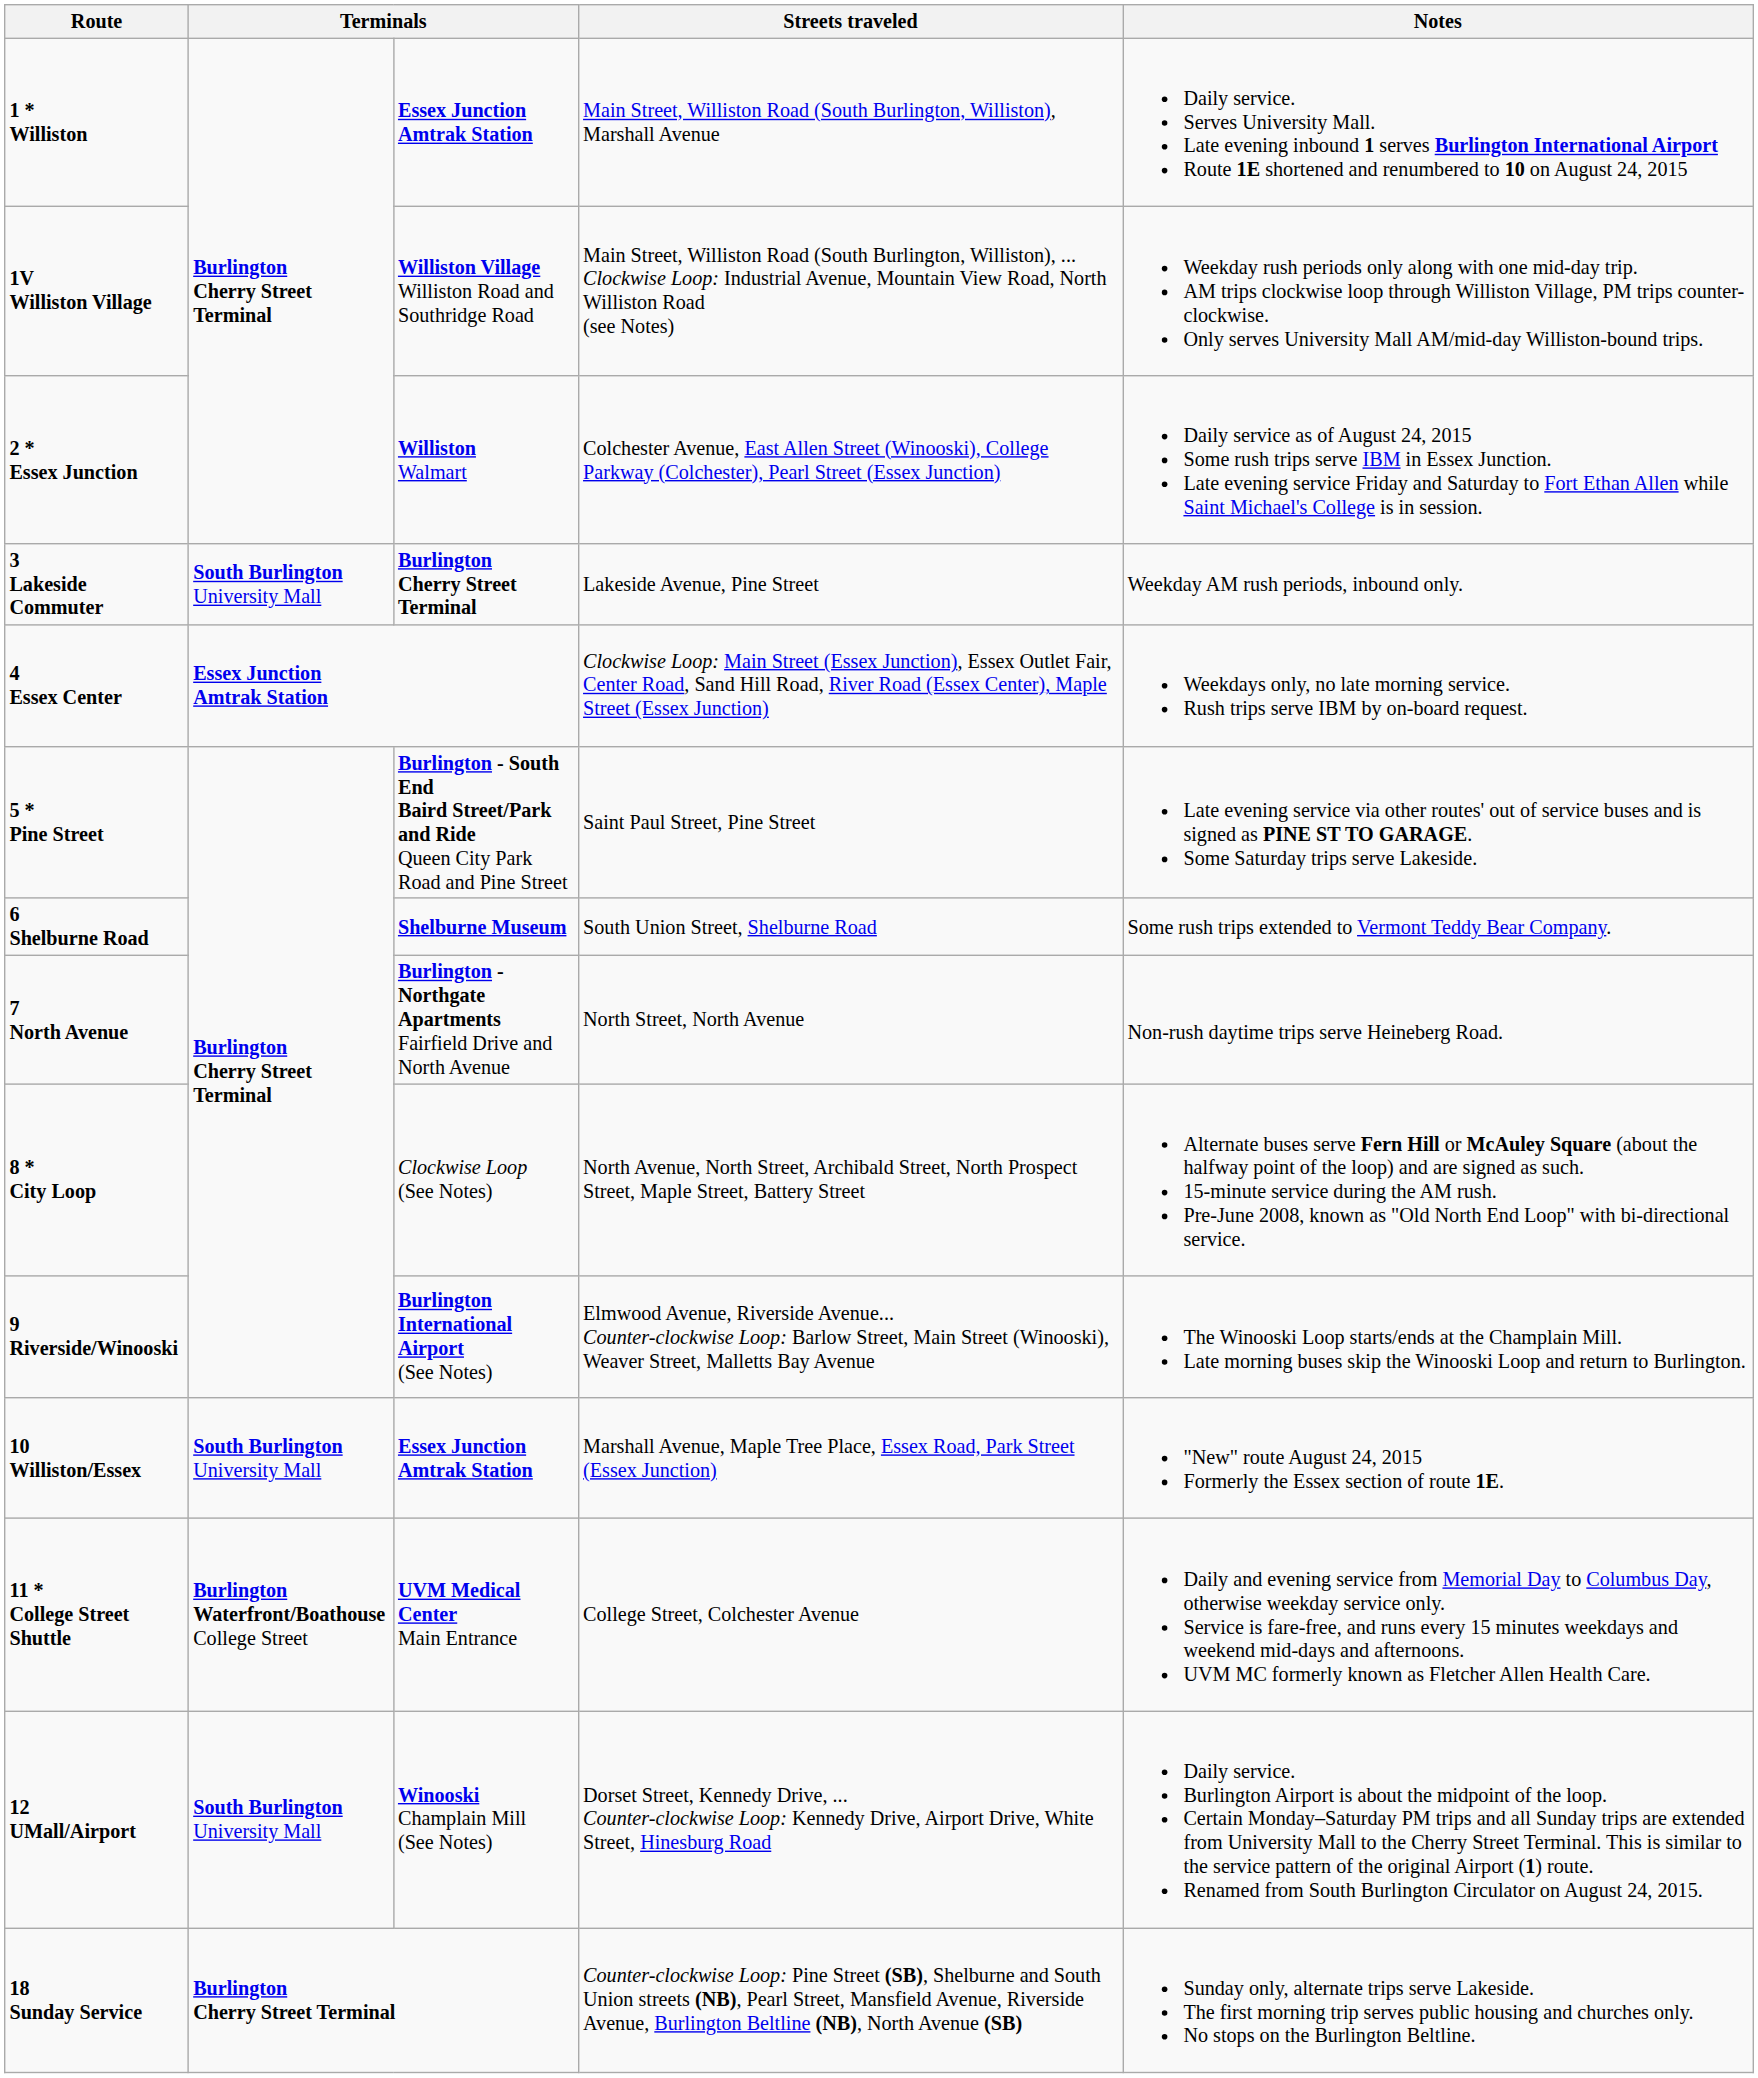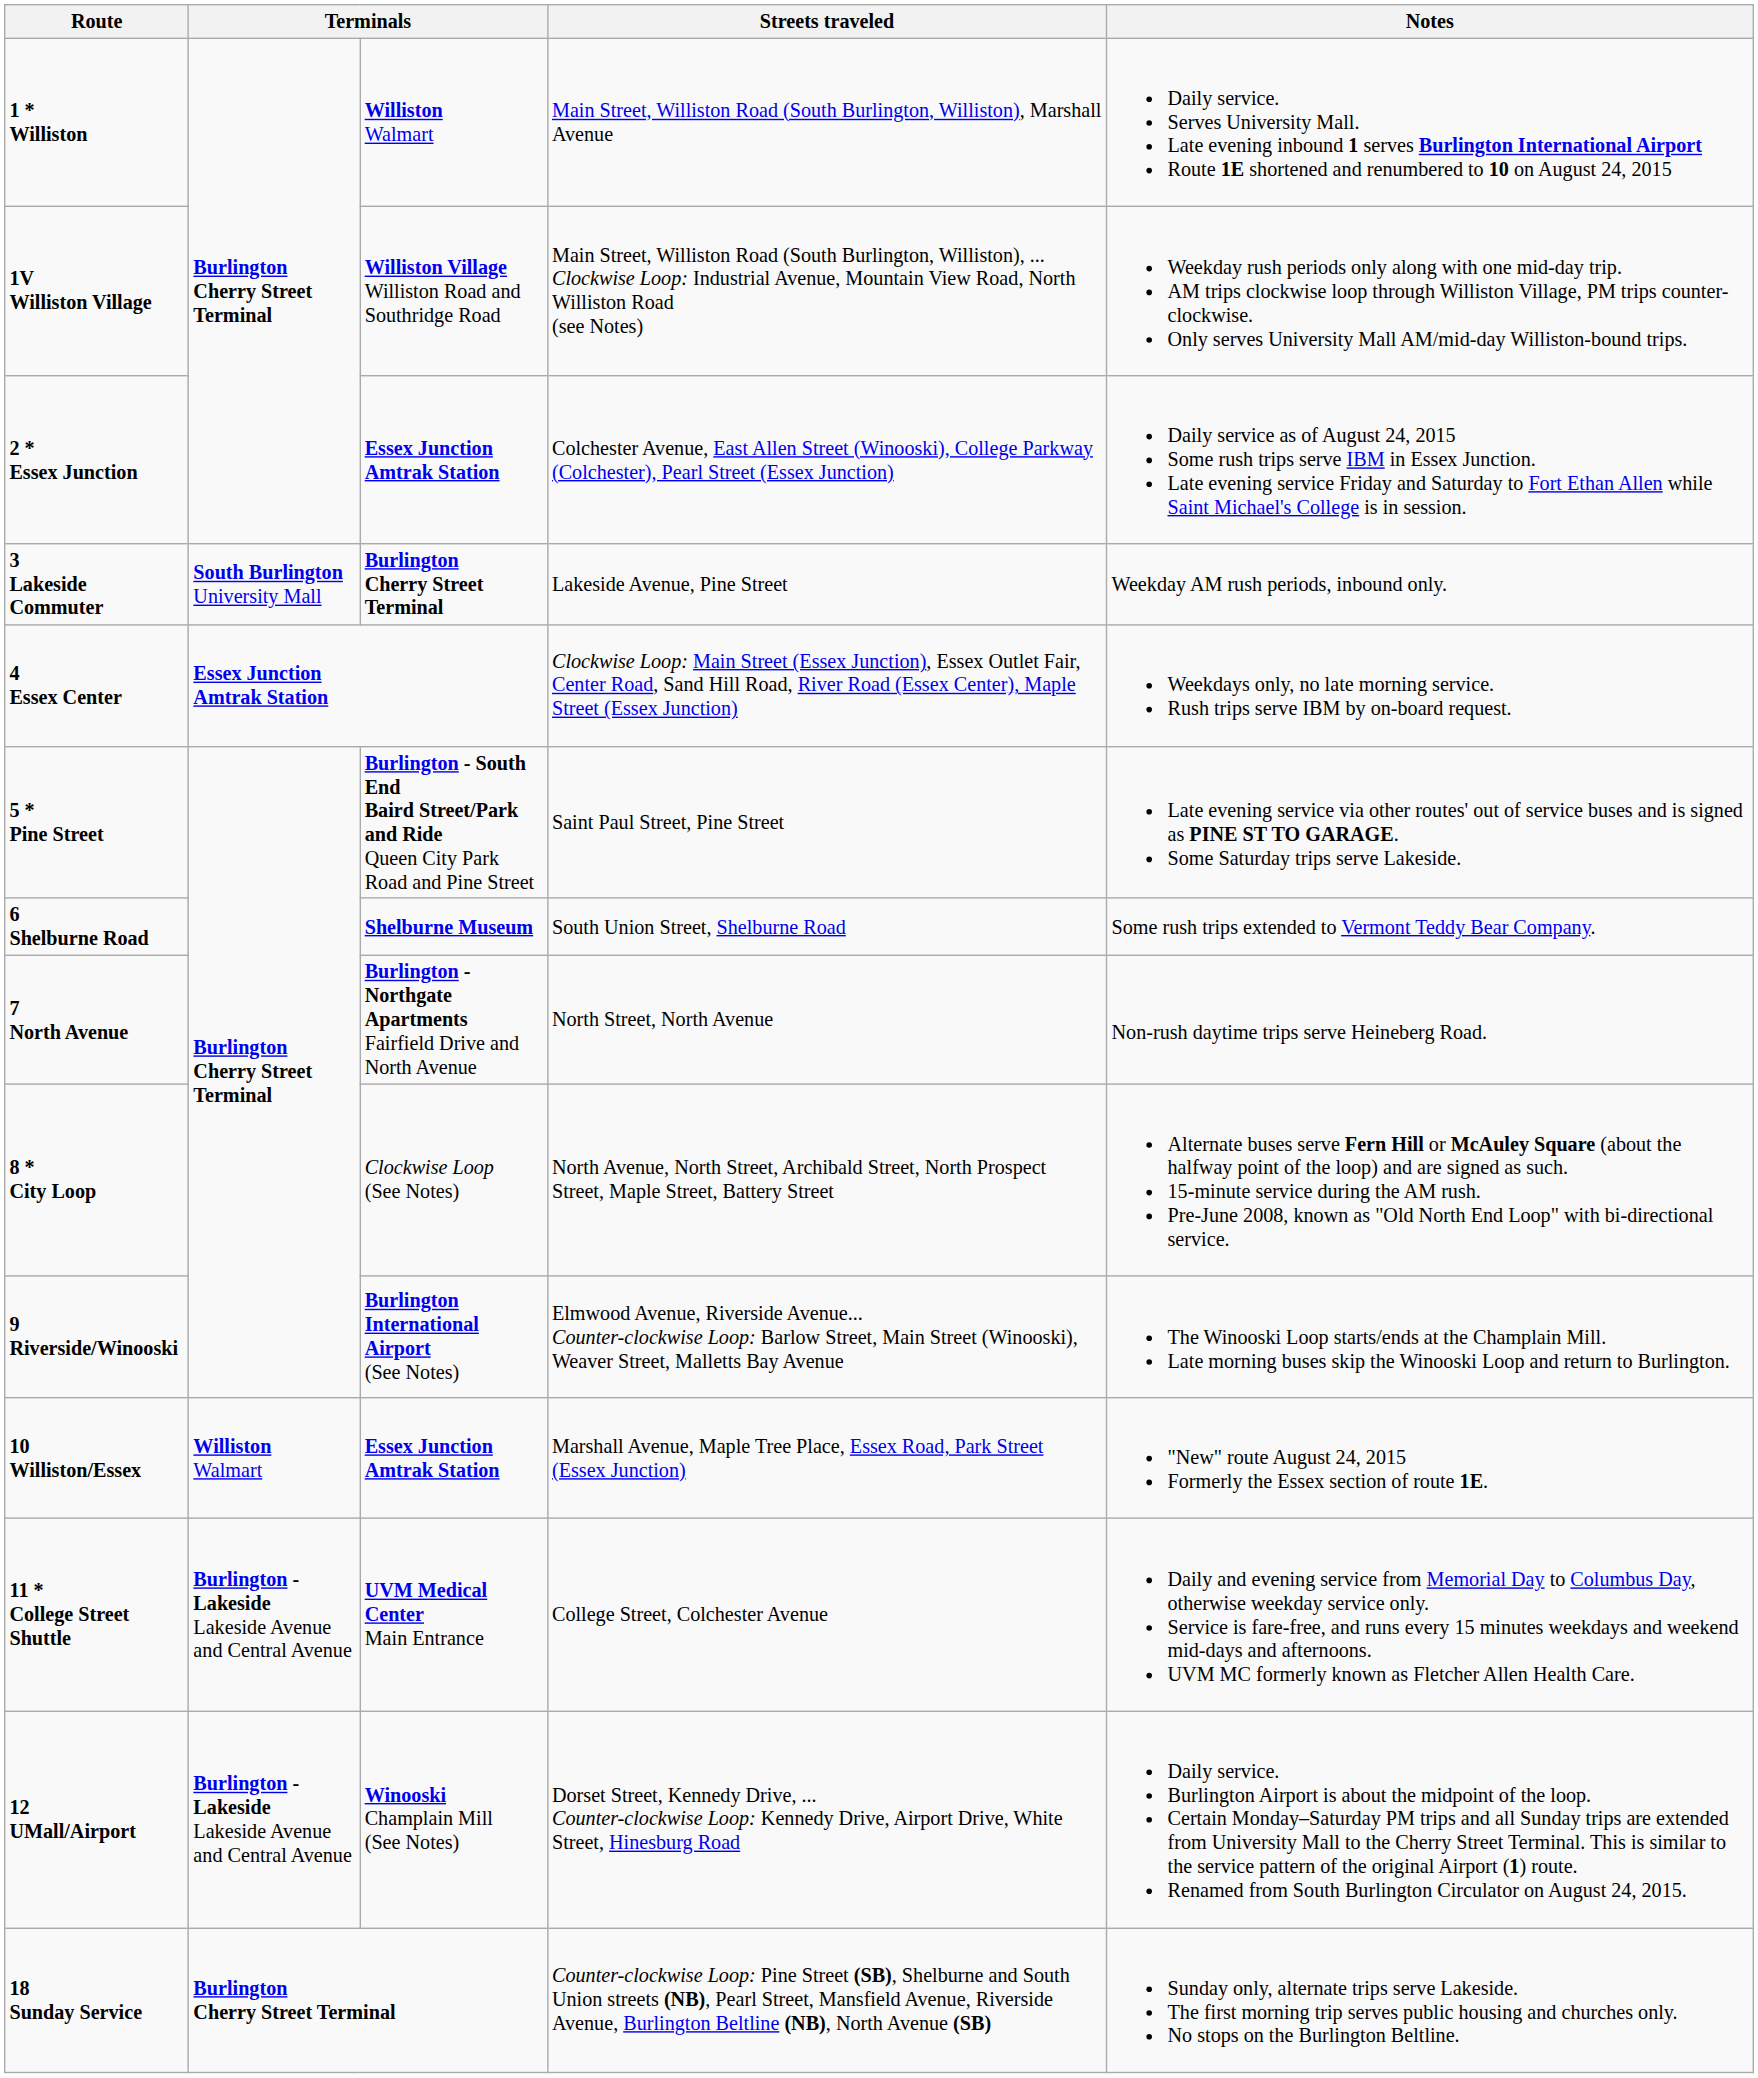(465, 122) Essex Junction Amtrak Station -> (404, 122) Williston Walmart
(437, 460) Williston Walmart -> (432, 460) Essex Junction Amtrak Station
(268, 1458) South Burlington University Mall -> (232, 1458) Williston Walmart
(289, 1615) Burlington Waterfront/Boathouse College Street -> (273, 1615) Burlington - Lakeside Lakeside Avenue and Central Avenue
(268, 1819) South Burlington University Mall -> (273, 1819) Burlington - Lakeside Lakeside Avenue and Central Avenue
